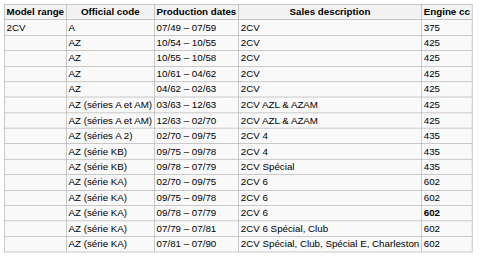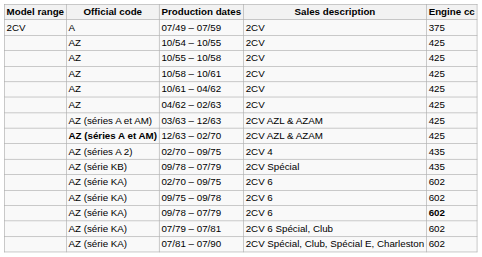+ row: (191, 74)
(110, 120) normal -> (113, 136) bold
- row: (186, 151)
